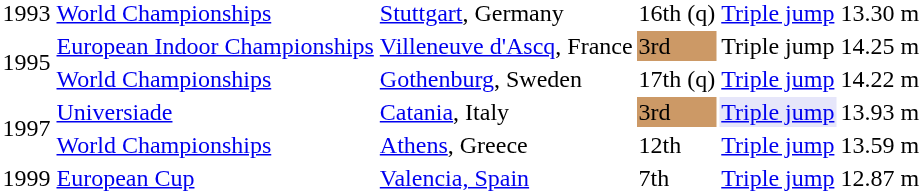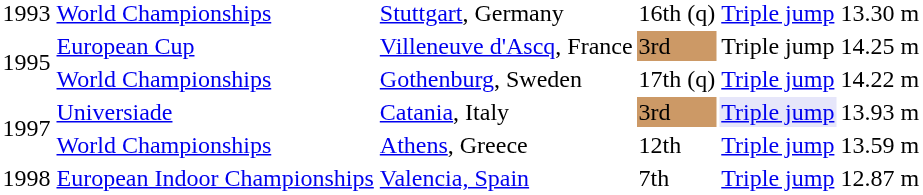(215, 45) European Indoor Championships -> (125, 45) European Cup
(26, 177) 1999 -> (26, 177) 1998
(125, 177) European Cup -> (215, 177) European Indoor Championships
